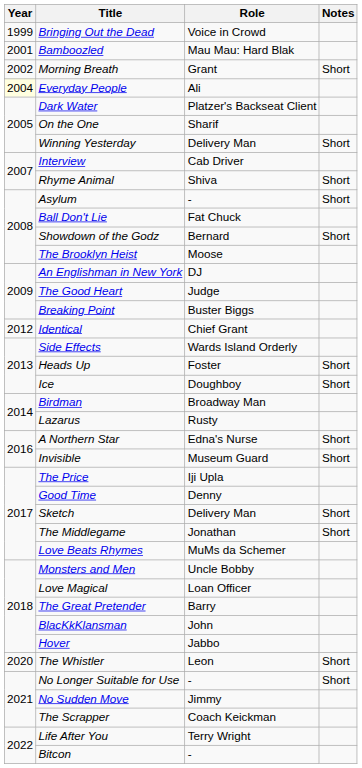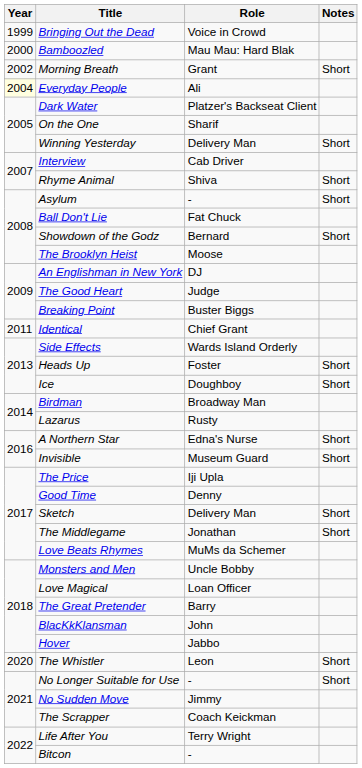(20, 50) 2001 -> (20, 50) 2000
(20, 328) 2012 -> (20, 328) 2011
